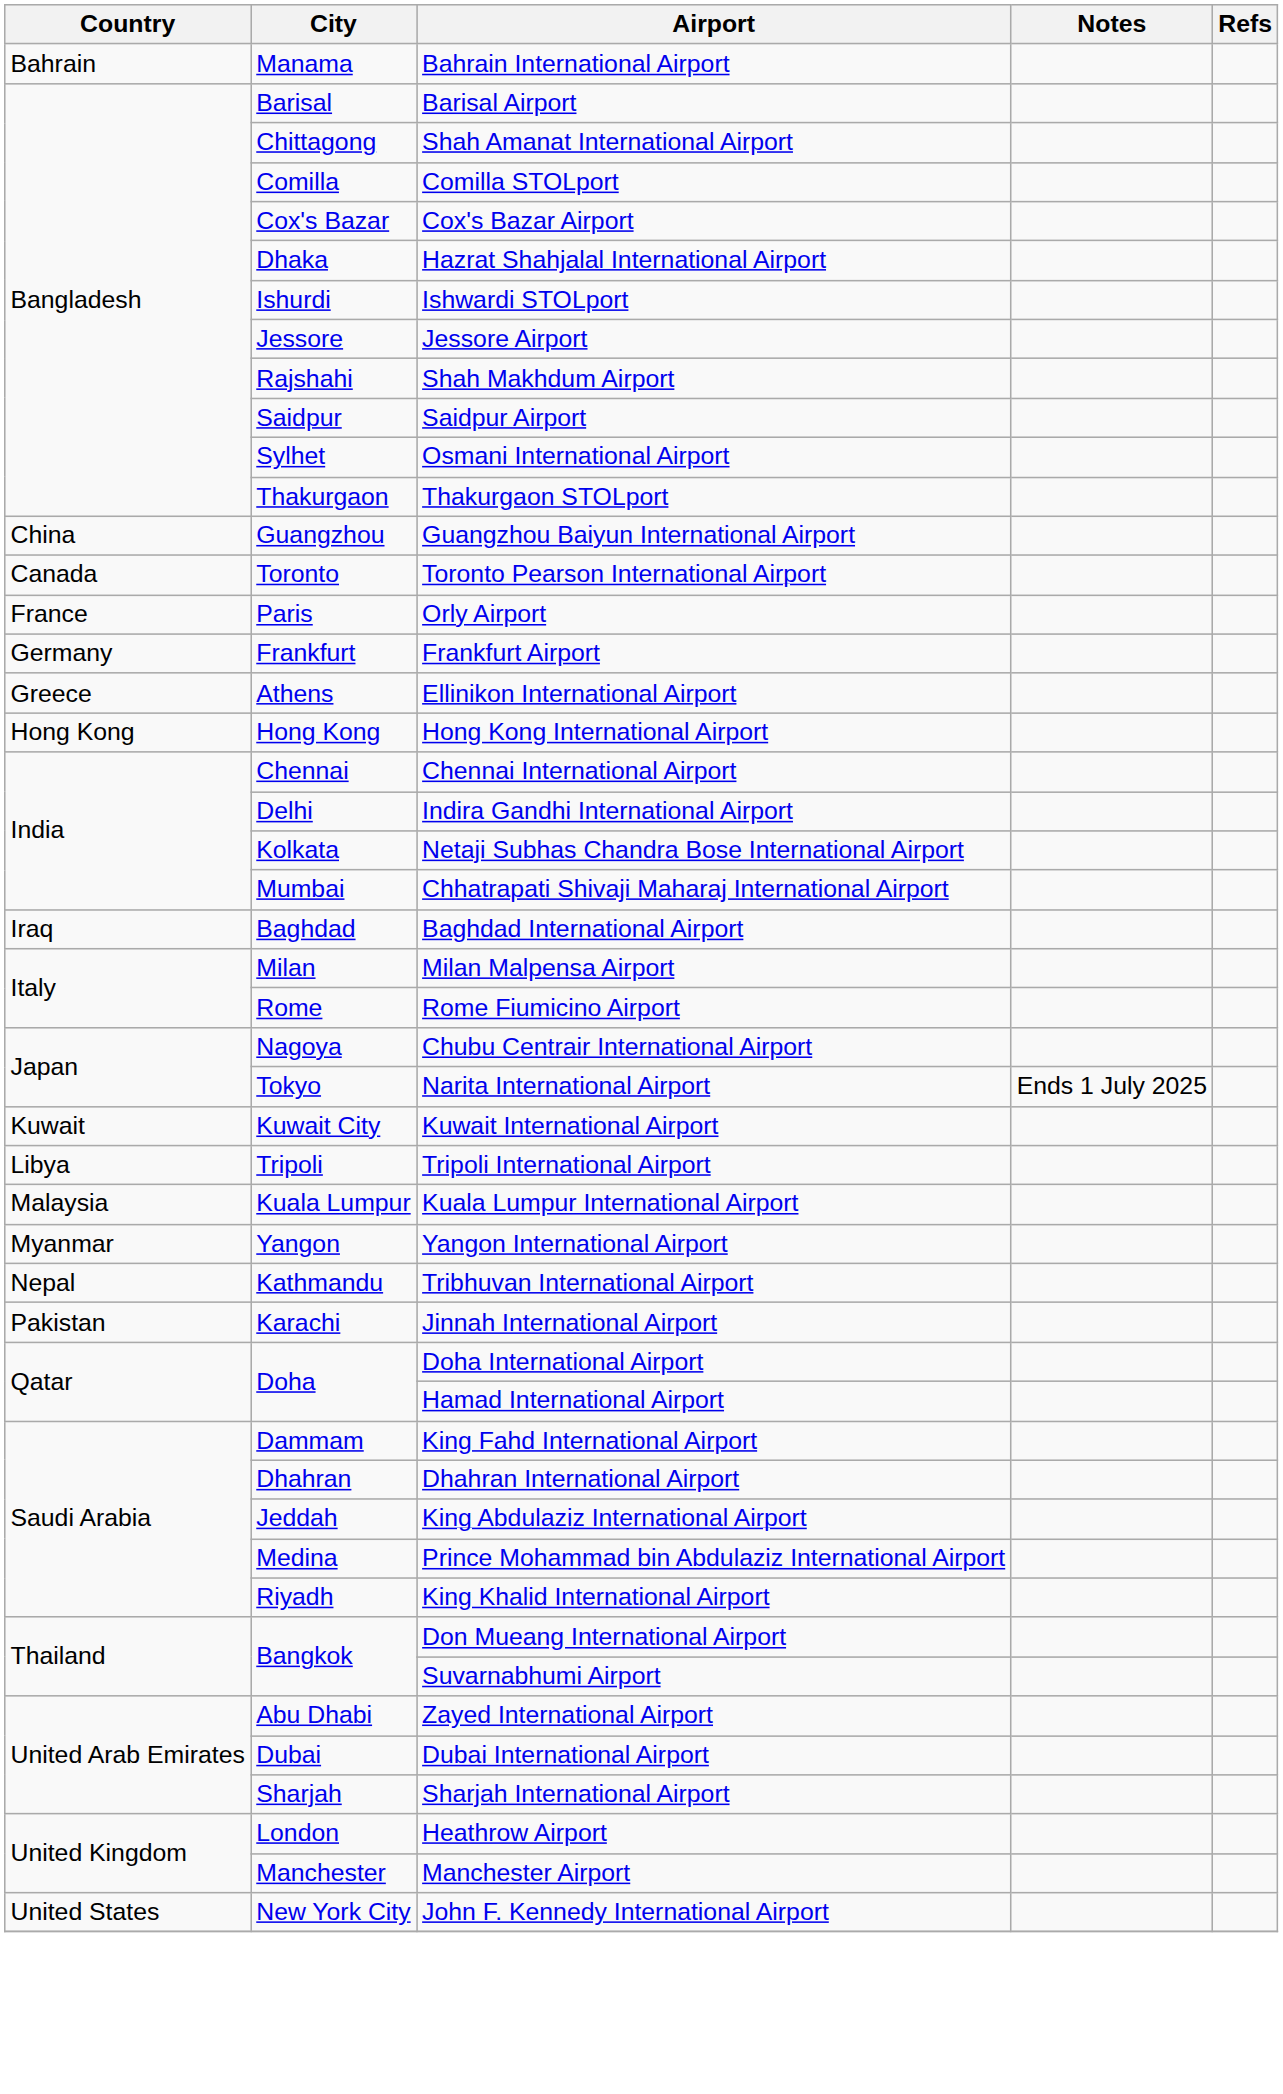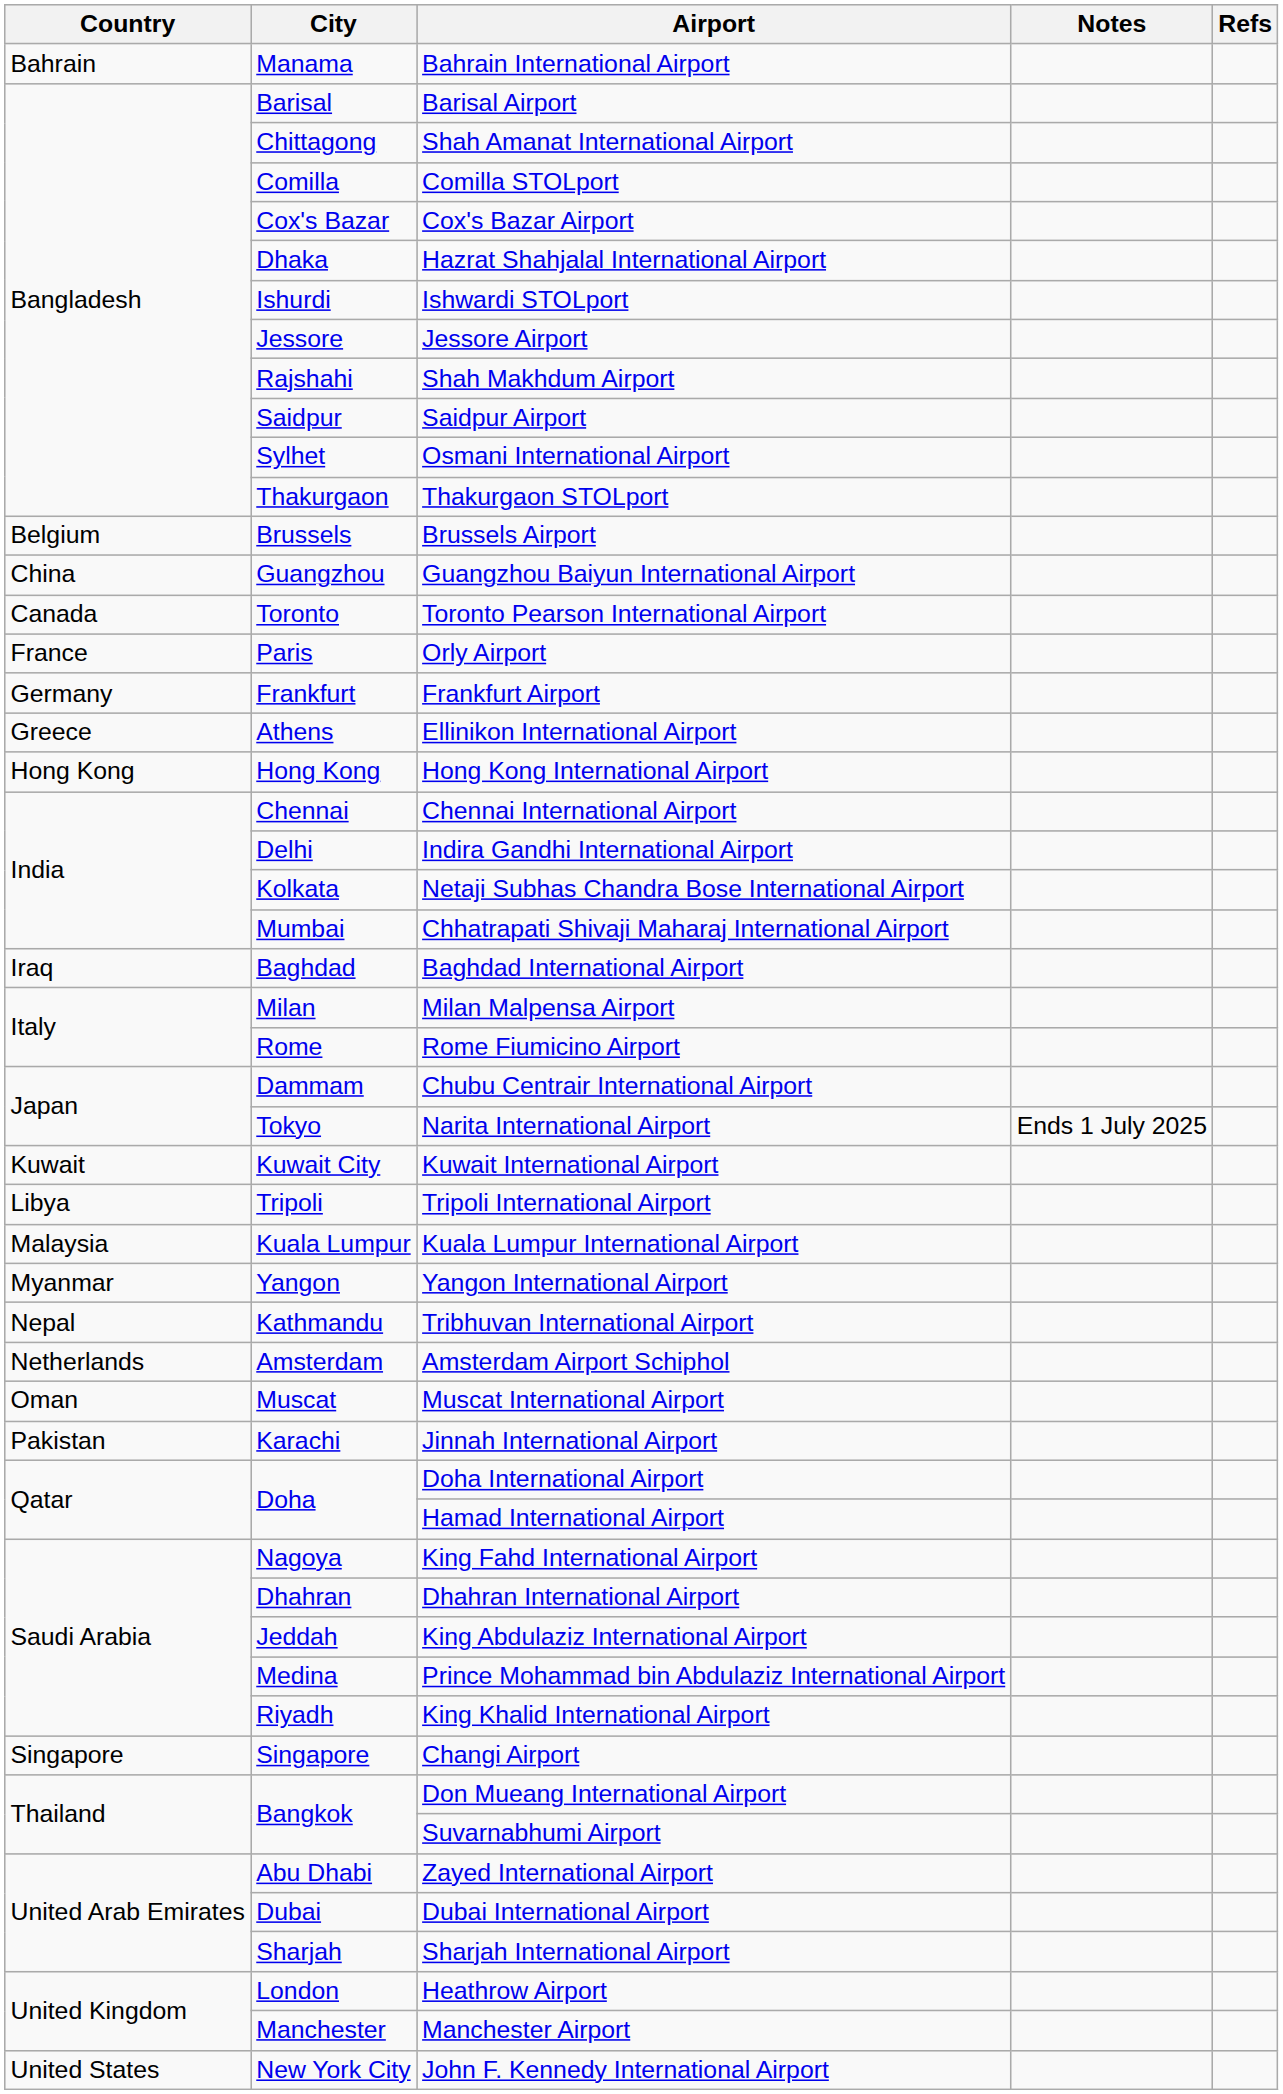+ row: (509, 535)
(299, 1046) Nagoya -> (310, 1086) Dammam
+ row: (576, 1361)
+ row: (573, 1400)
(310, 1440) Dammam -> (299, 1558) Nagoya
+ row: (501, 1754)
